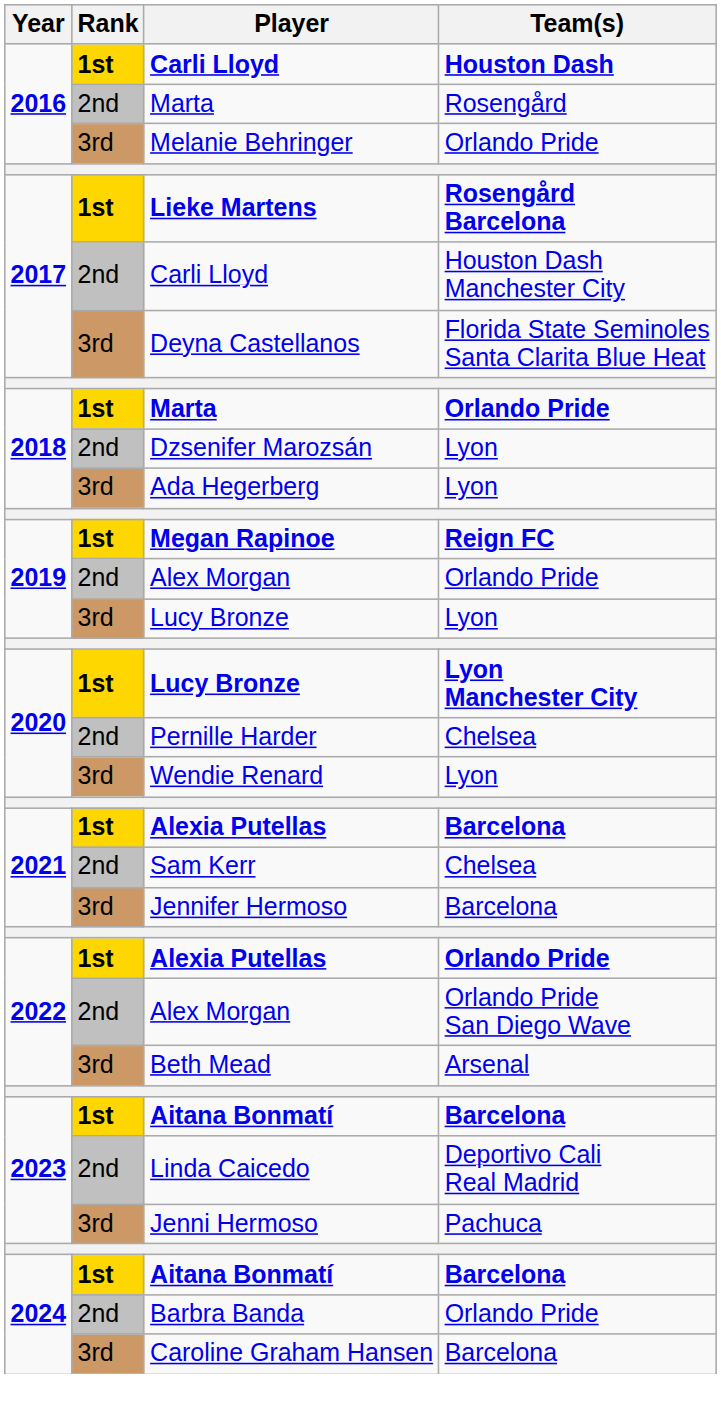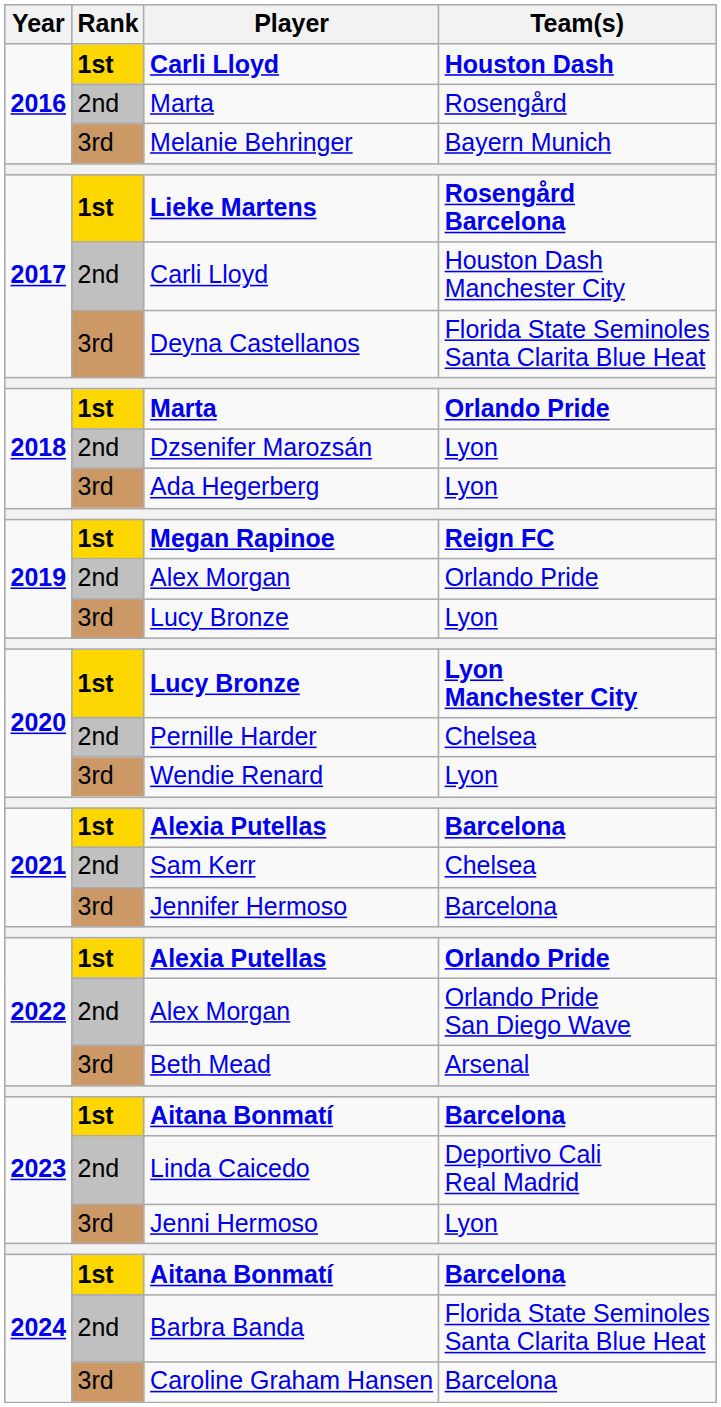(522, 143) Orlando Pride -> (528, 143) Bayern Munich
(493, 1223) Pachuca -> (471, 1223) Lyon
(522, 1314) Orlando Pride -> (577, 1328) Florida State Seminoles Santa Clarita Blue Heat
